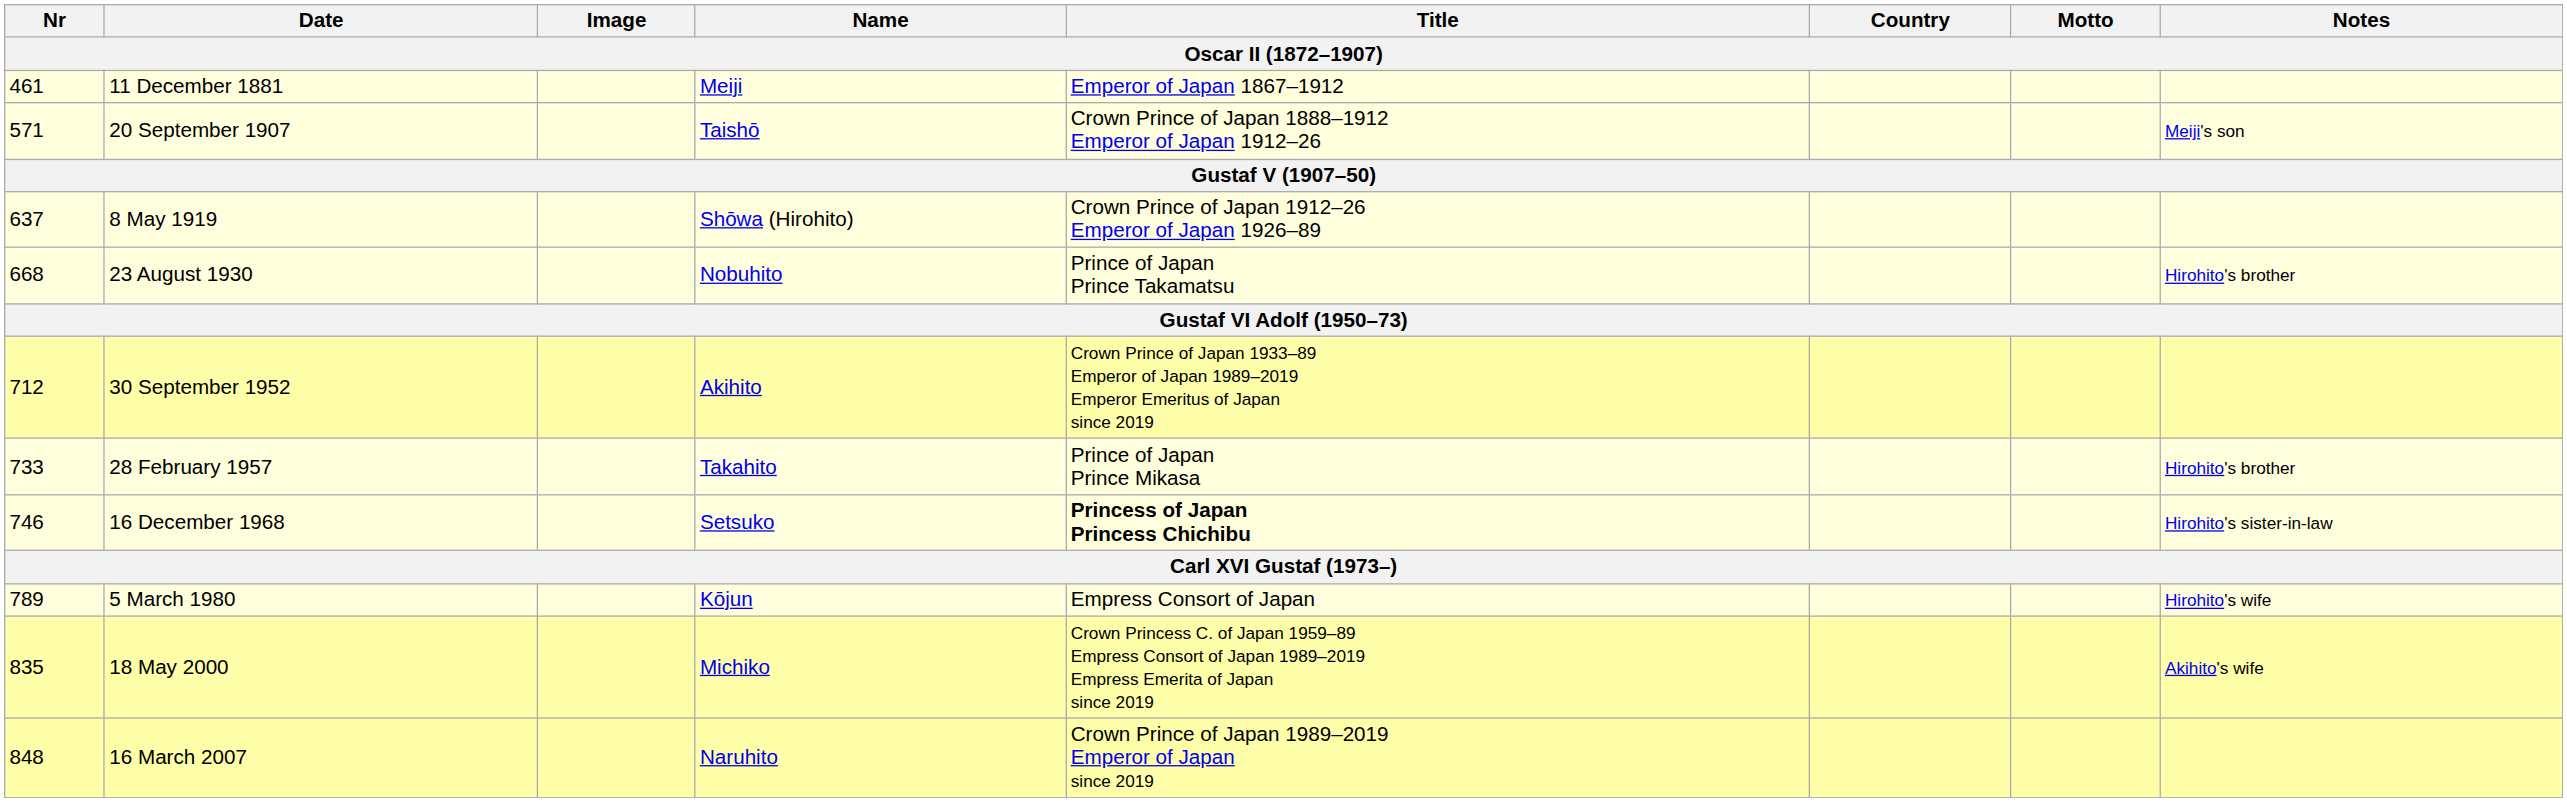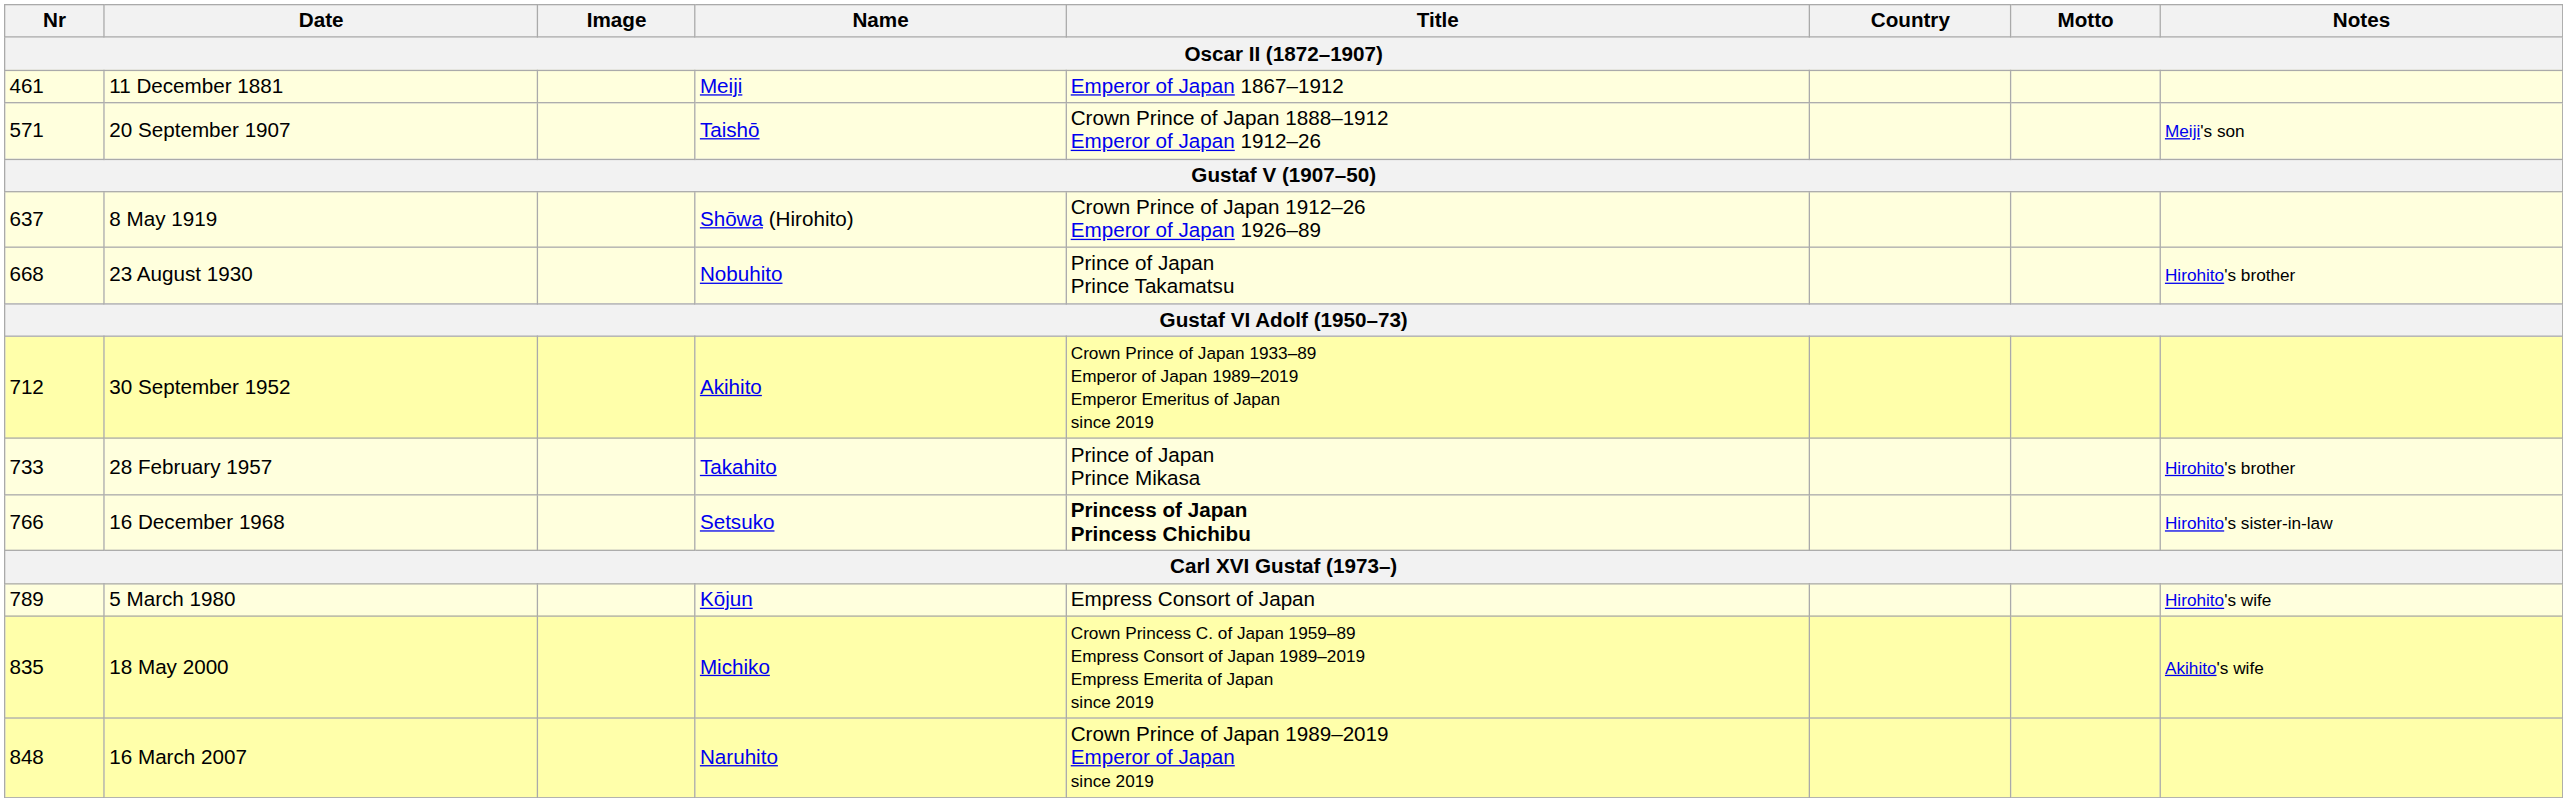(27, 522) 746 -> (27, 522) 766
